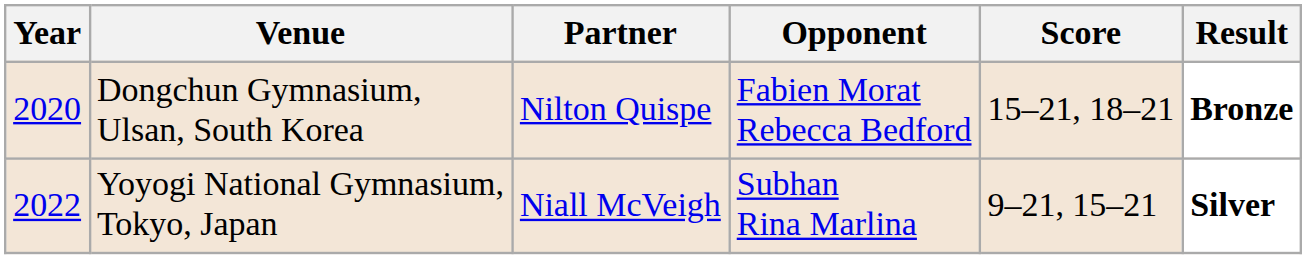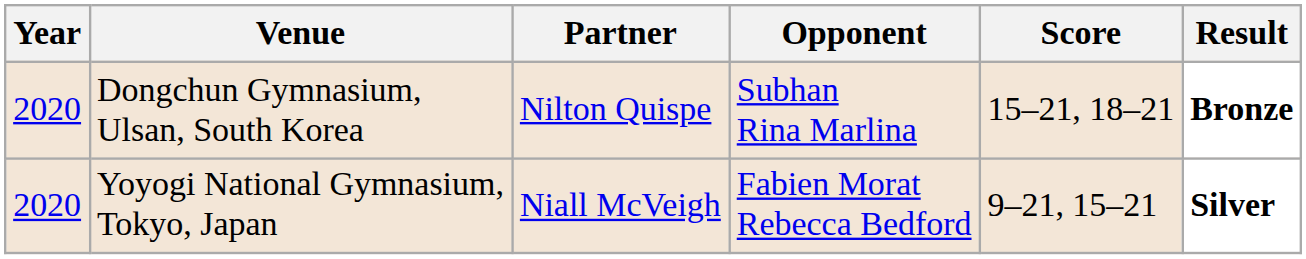(854, 109) Fabien Morat Rebecca Bedford -> (827, 109) Subhan Rina Marlina
(47, 205) 2022 -> (47, 205) 2020
(827, 205) Subhan Rina Marlina -> (854, 205) Fabien Morat Rebecca Bedford
